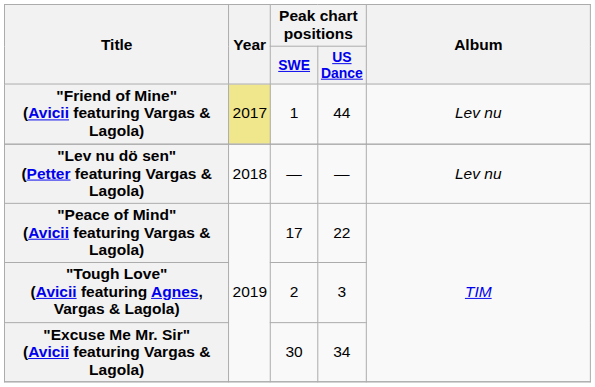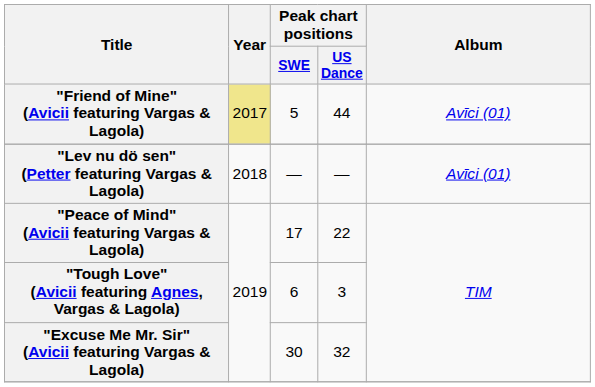(294, 113) 1 -> (294, 113) 5
(478, 113) Lev nu -> (478, 113) Avīci (01)
(478, 173) Lev nu -> (478, 173) Avīci (01)
(294, 292) 2 -> (294, 292) 6
(342, 352) 34 -> (342, 352) 32
